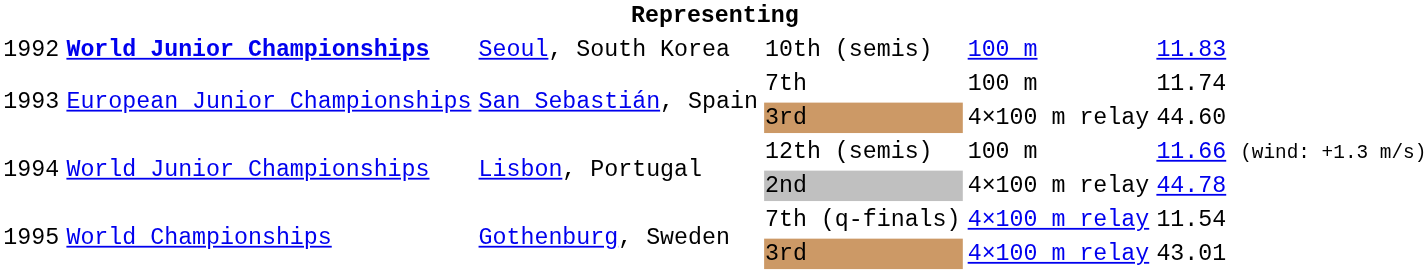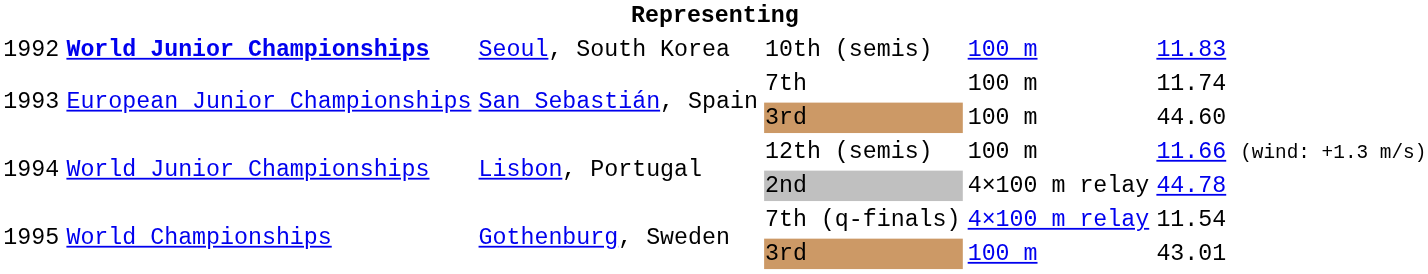(1058, 118) 4×100 m relay -> (1003, 118) 100 m
(1058, 254) 4×100 m relay -> (1003, 254) 100 m
